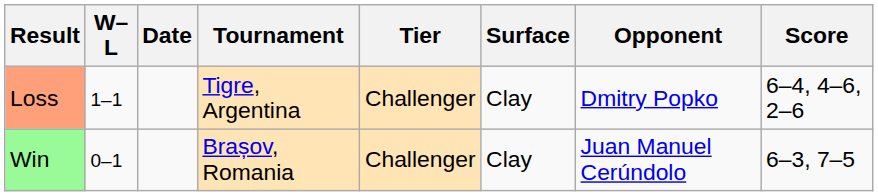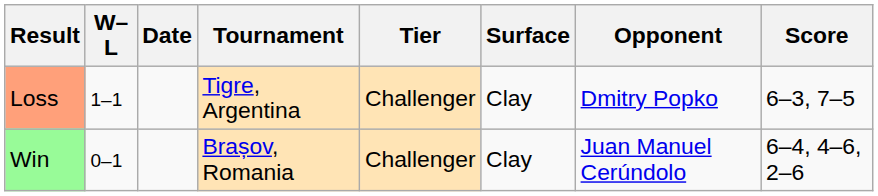(814, 97) 6–4, 4–6, 2–6 -> (811, 97) 6–3, 7–5
(811, 159) 6–3, 7–5 -> (814, 159) 6–4, 4–6, 2–6
